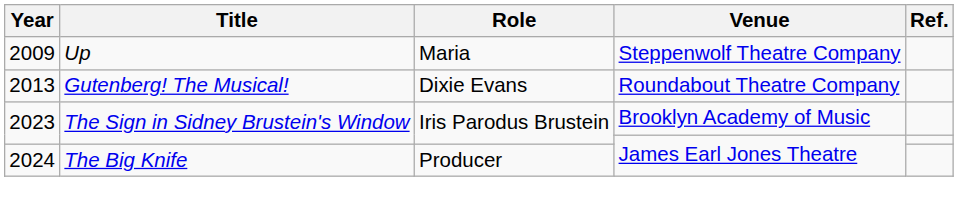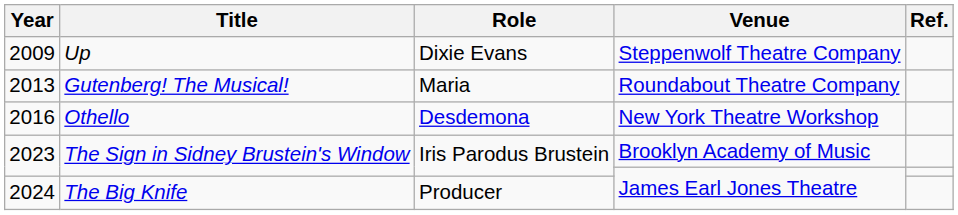(445, 53) Maria -> (473, 53) Dixie Evans
(473, 85) Dixie Evans -> (445, 85) Maria
+ row: (32, 118)
